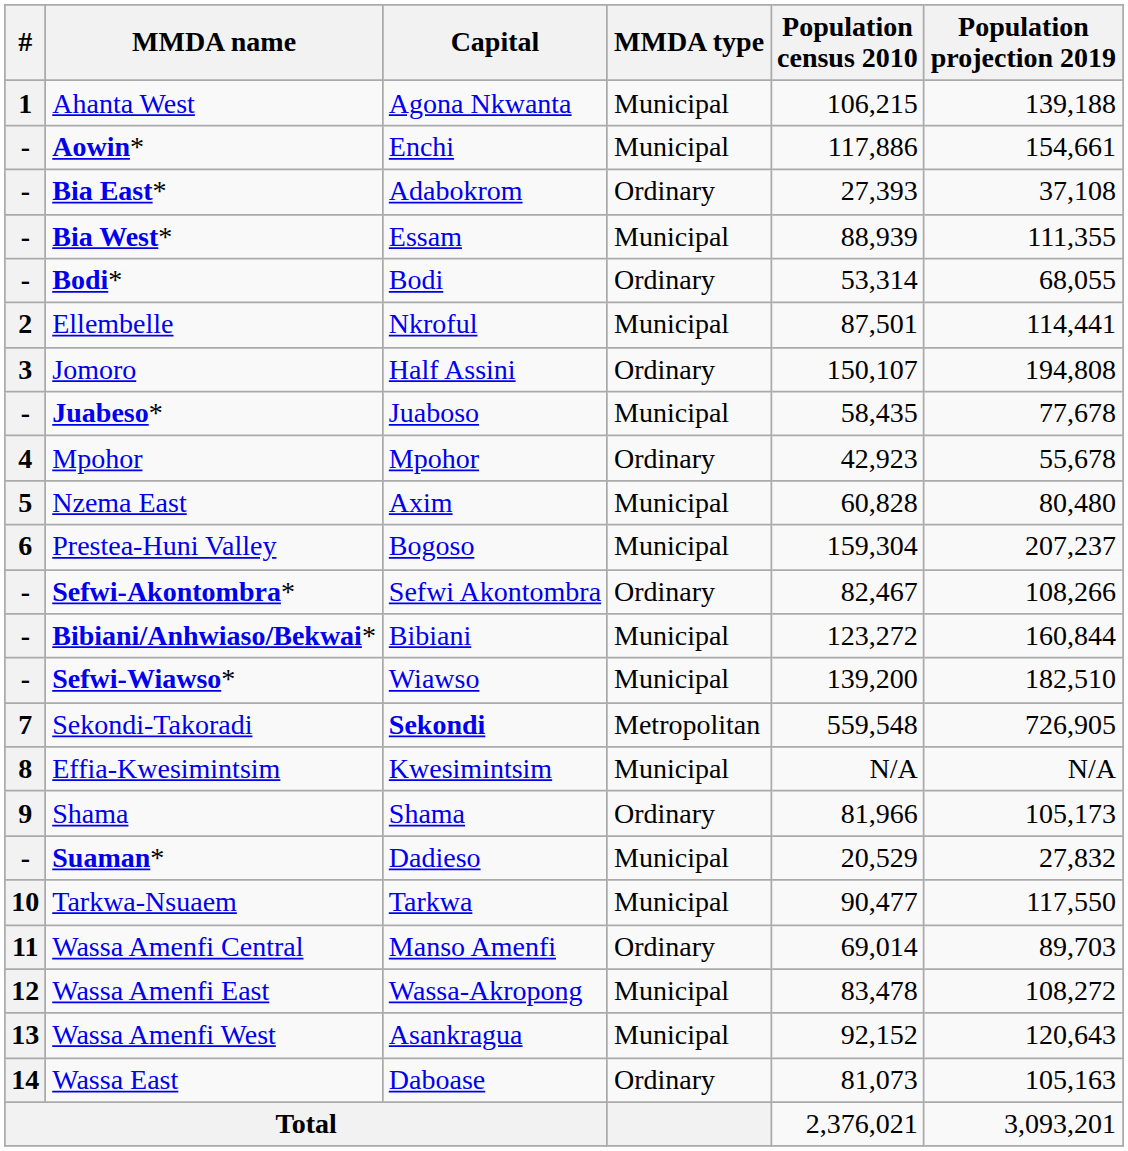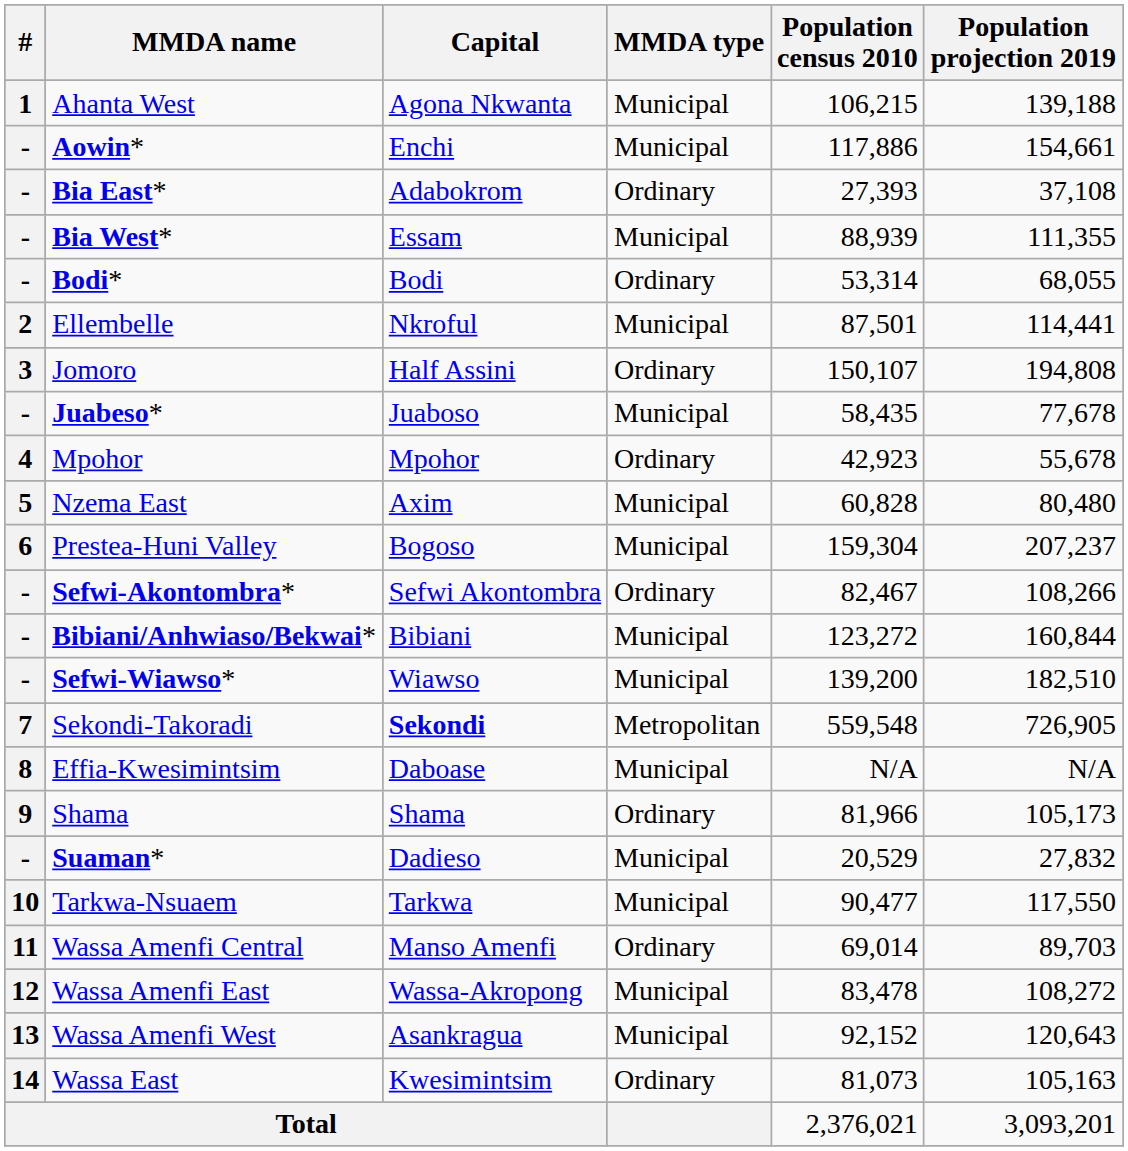(470, 768) Kwesimintsim -> (437, 768) Daboase
(437, 1079) Daboase -> (470, 1079) Kwesimintsim
